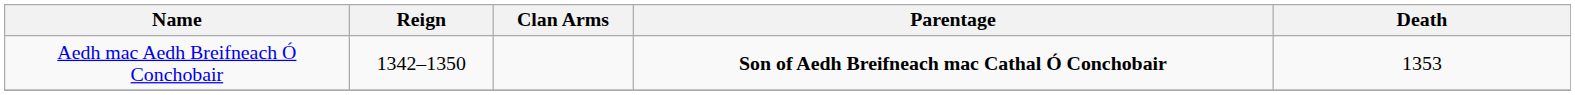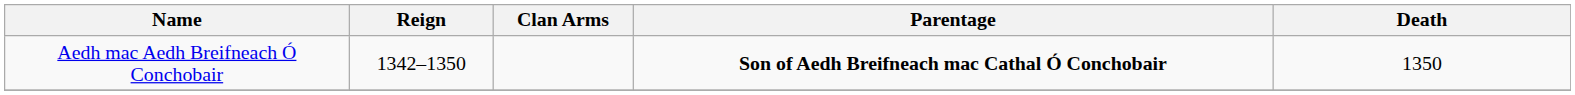(1422, 62) 1353 -> (1422, 62) 1350
